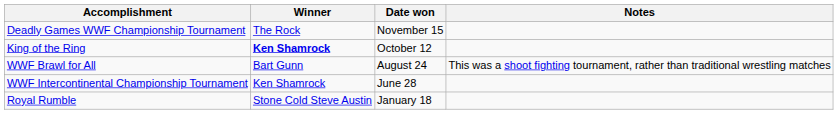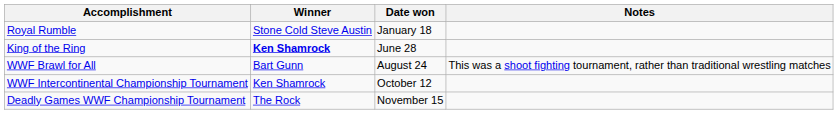rows swapped: (42, 100) <-> (126, 30)
(404, 48) October 12 -> (397, 48) June 28
(397, 83) June 28 -> (404, 83) October 12
